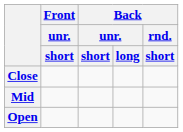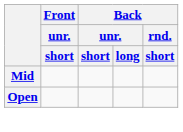- row: (23, 76)
